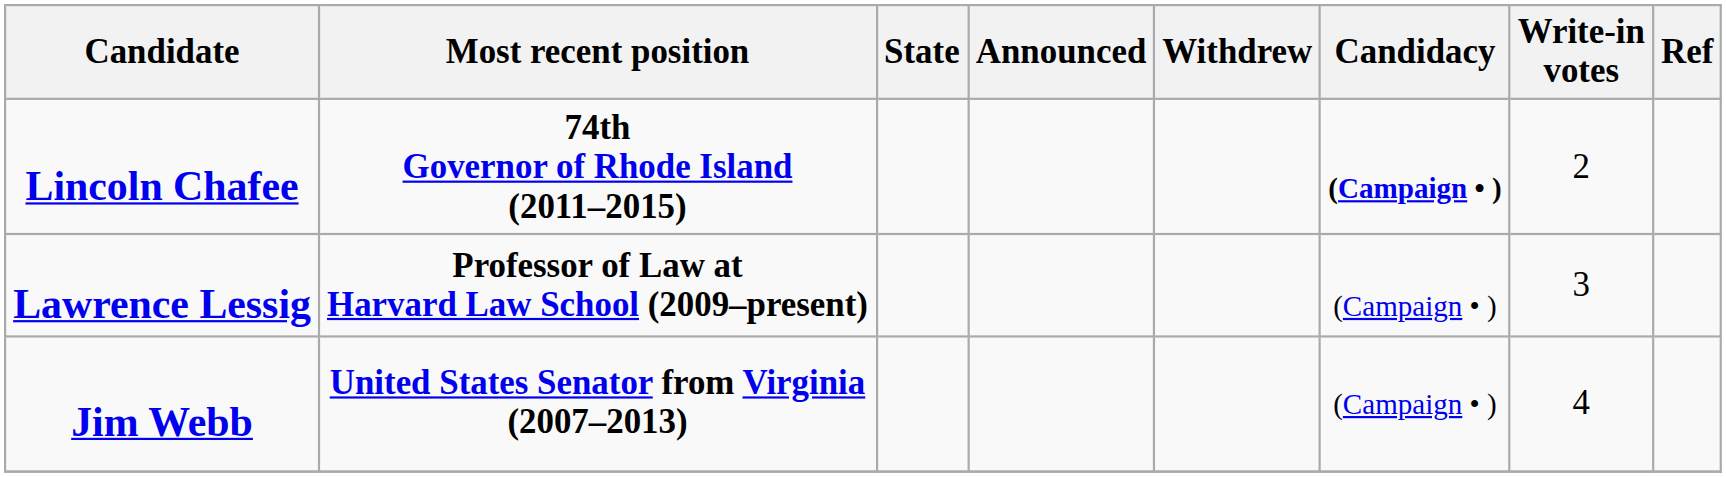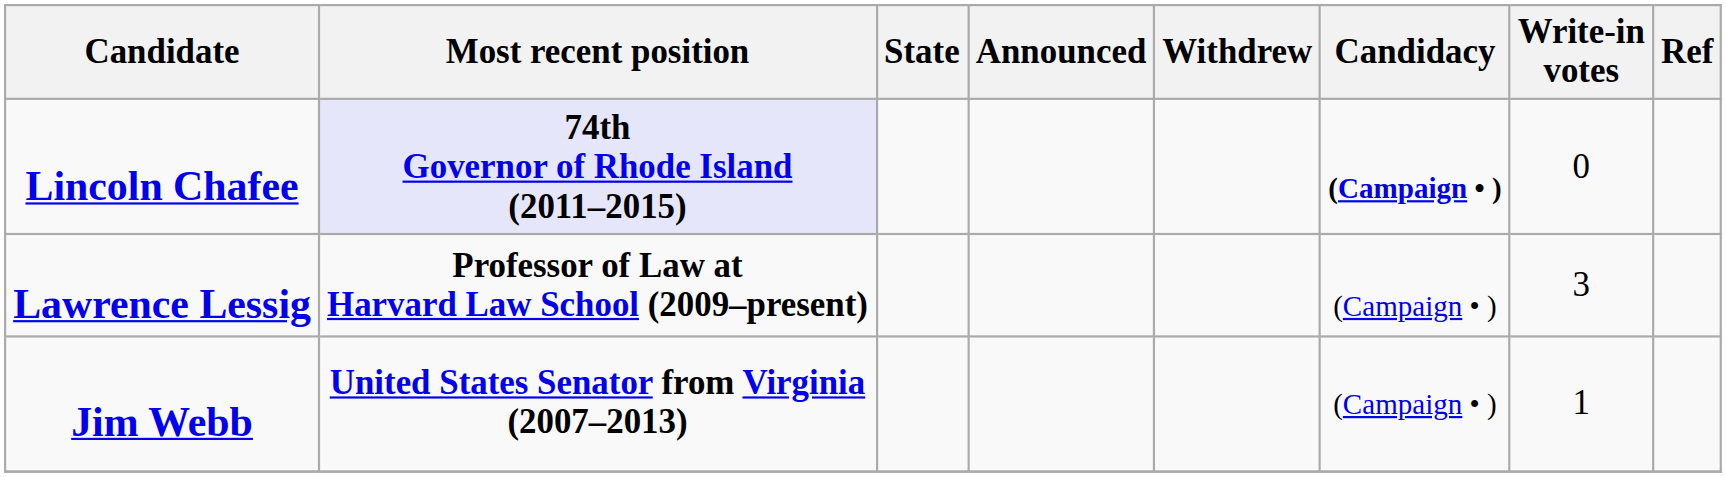(598, 165) no background -> (598, 165) lavender background
(1581, 165) 2 -> (1581, 165) 0
(1581, 403) 4 -> (1581, 403) 1
